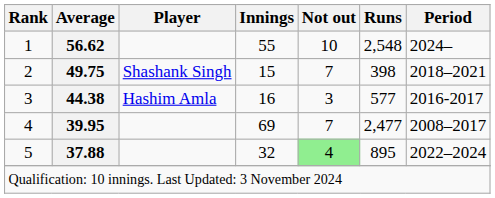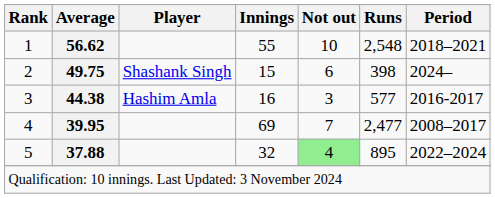(431, 44) 2024– -> (448, 44) 2018–2021
(329, 71) 7 -> (329, 71) 6
(448, 71) 2018–2021 -> (431, 71) 2024–
